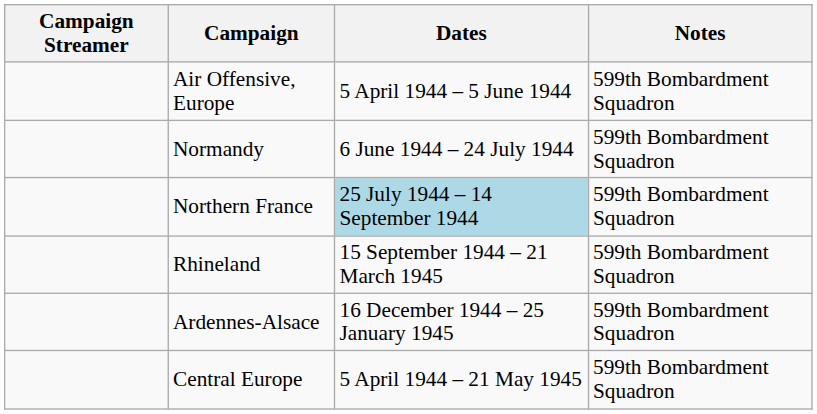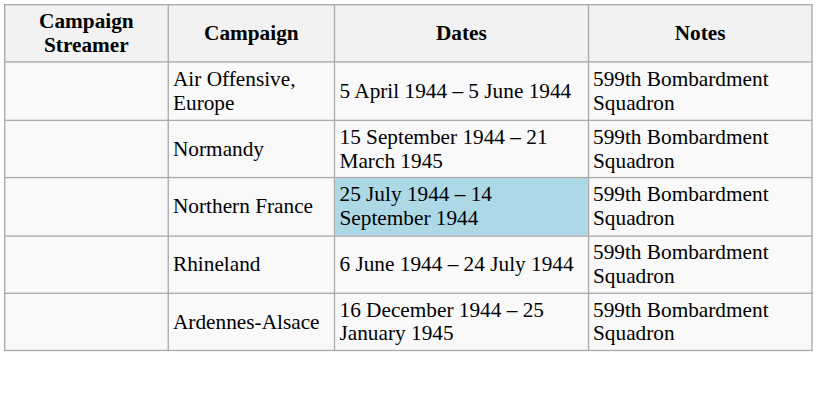(457, 148) 6 June 1944 – 24 July 1944 -> (444, 148) 15 September 1944 – 21 March 1945
(444, 264) 15 September 1944 – 21 March 1945 -> (457, 264) 6 June 1944 – 24 July 1944
- row: (238, 379)
